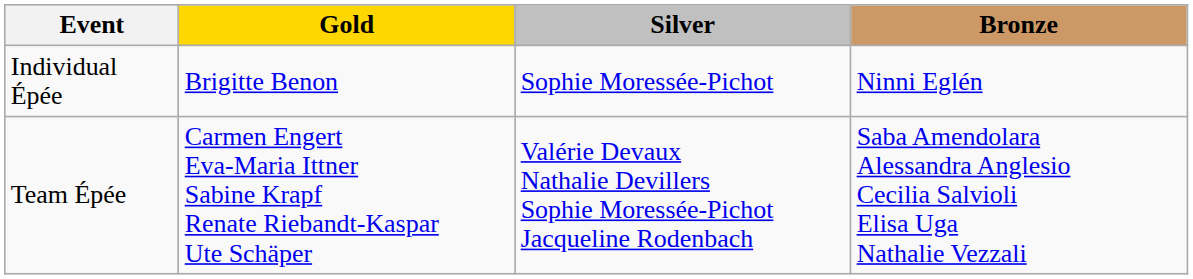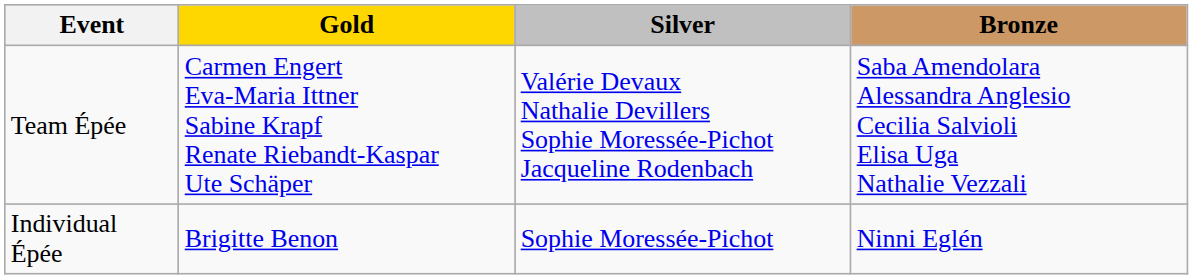rows swapped: (64, 80) <-> (69, 194)
